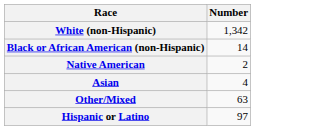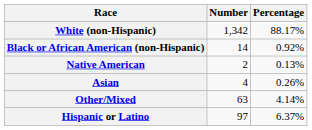+ column: (279, 13)
